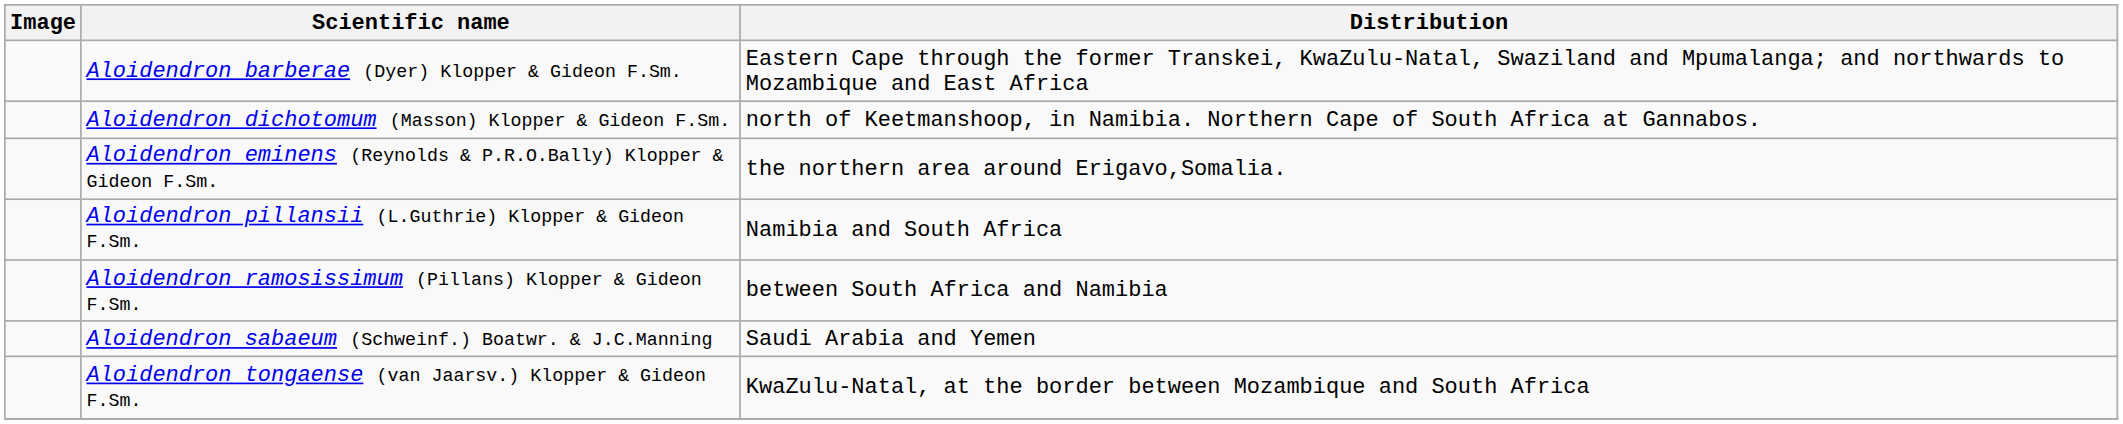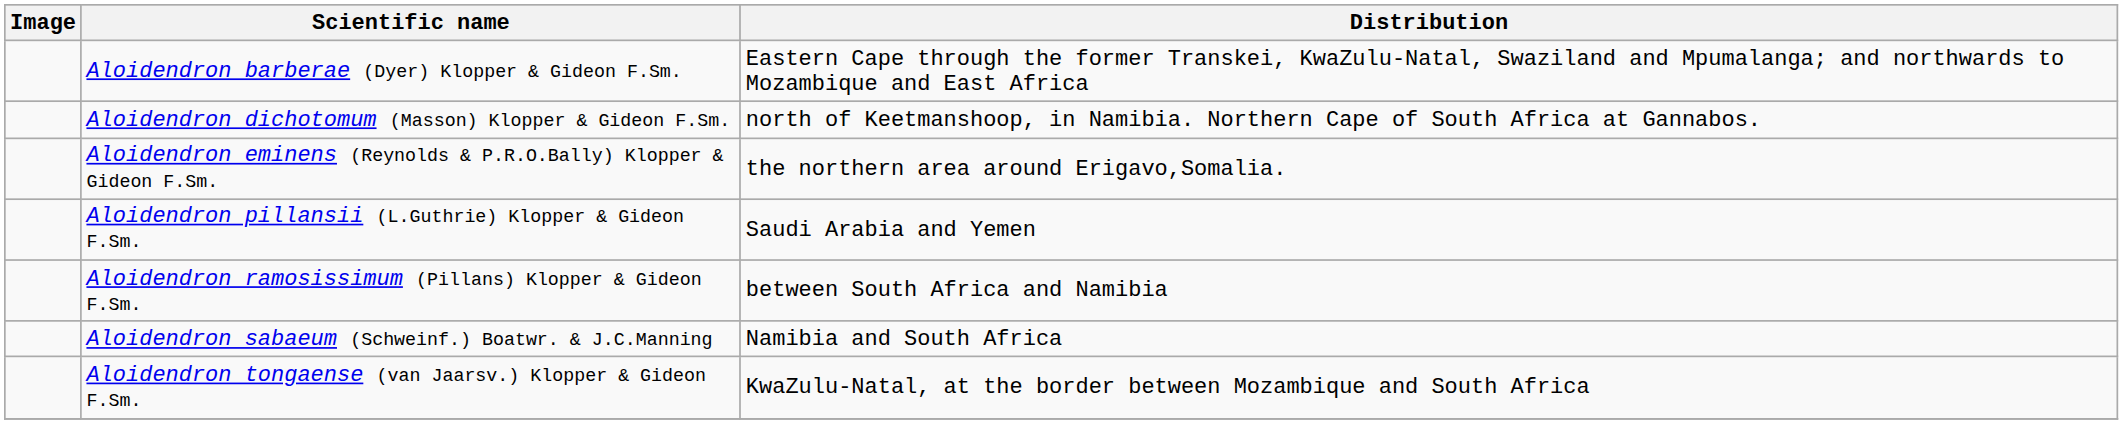(904, 229) Namibia and South Africa -> (891, 229) Saudi Arabia and Yemen
(891, 339) Saudi Arabia and Yemen -> (904, 339) Namibia and South Africa
